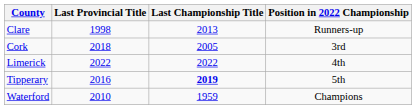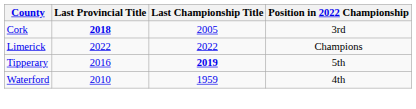- row: (18, 29)
(100, 46) normal -> (100, 29) bold
(339, 63) 4th -> (339, 46) Champions
(339, 96) Champions -> (339, 79) 4th
